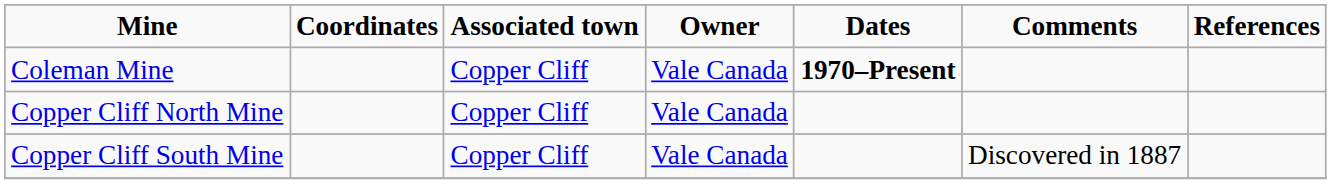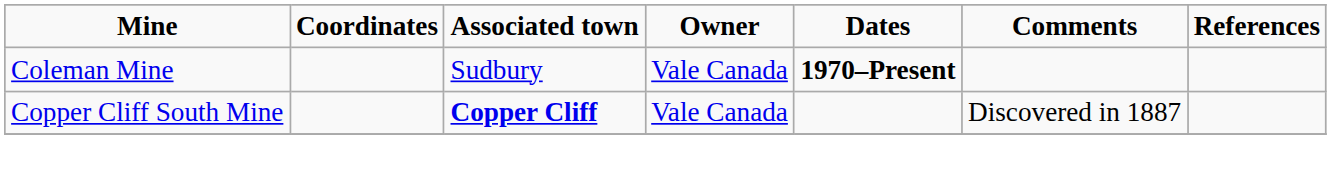(519, 69) Copper Cliff -> (497, 69) Sudbury
- row: (147, 112)
(519, 155) normal -> (524, 112) bold
